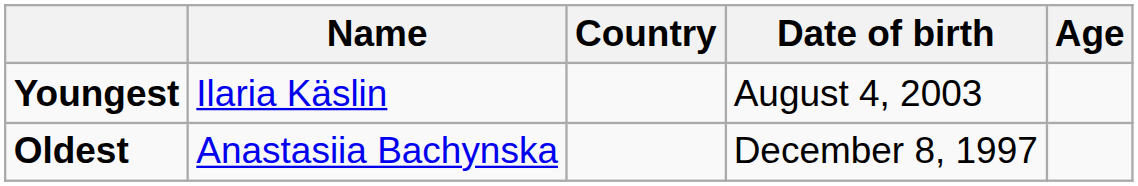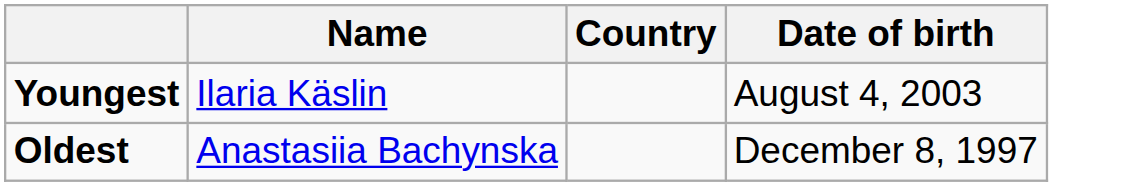- column: (1090, 33)
